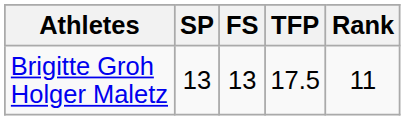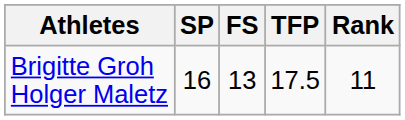(197, 80) 13 -> (197, 80) 16
